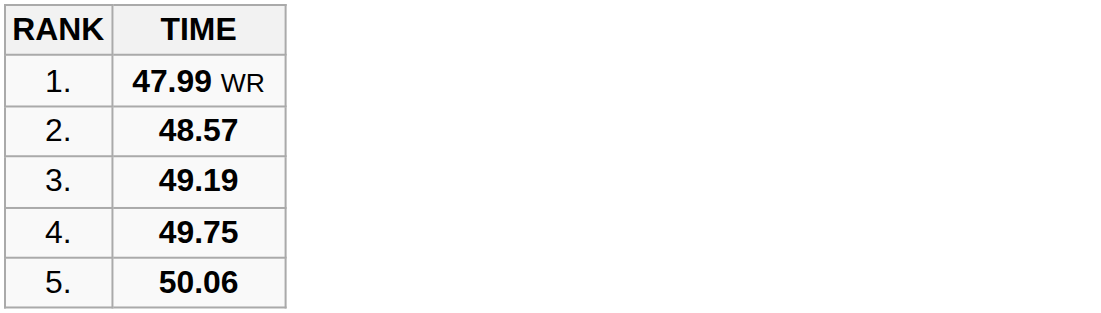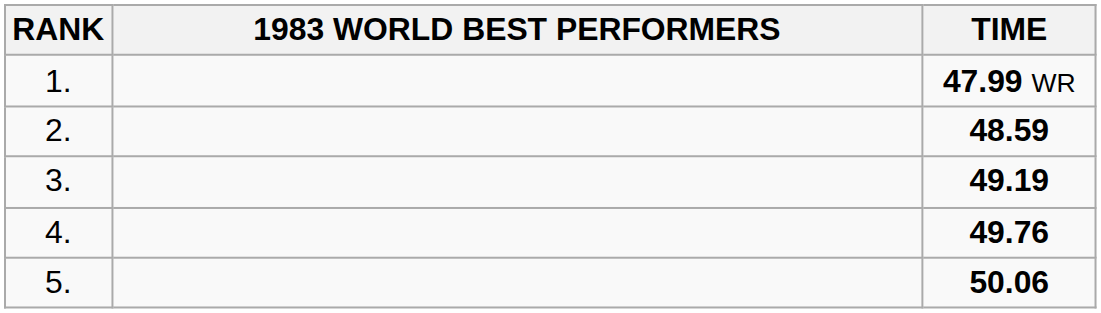+ column: (517, 29)
(199, 130) 48.57 -> (1009, 130) 48.59
(199, 231) 49.75 -> (1009, 231) 49.76
